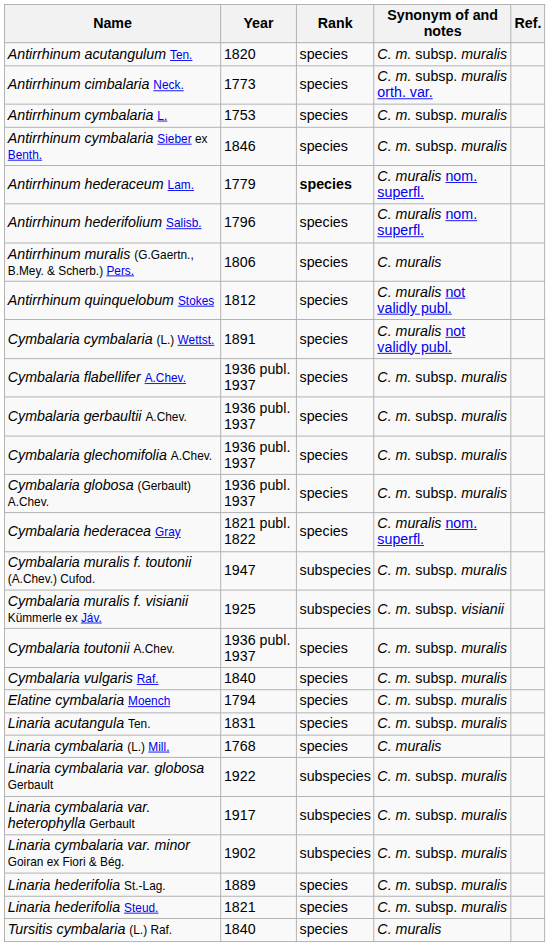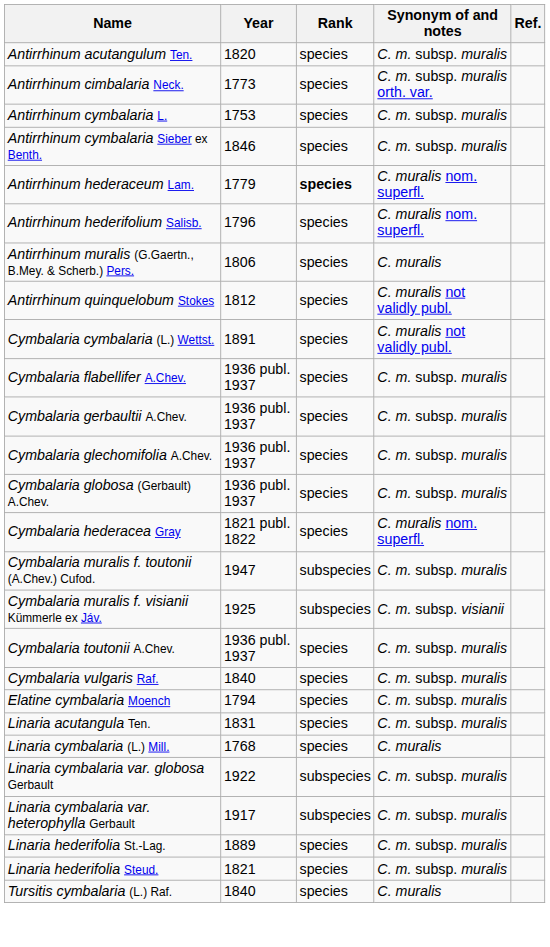- row: (99, 854)
